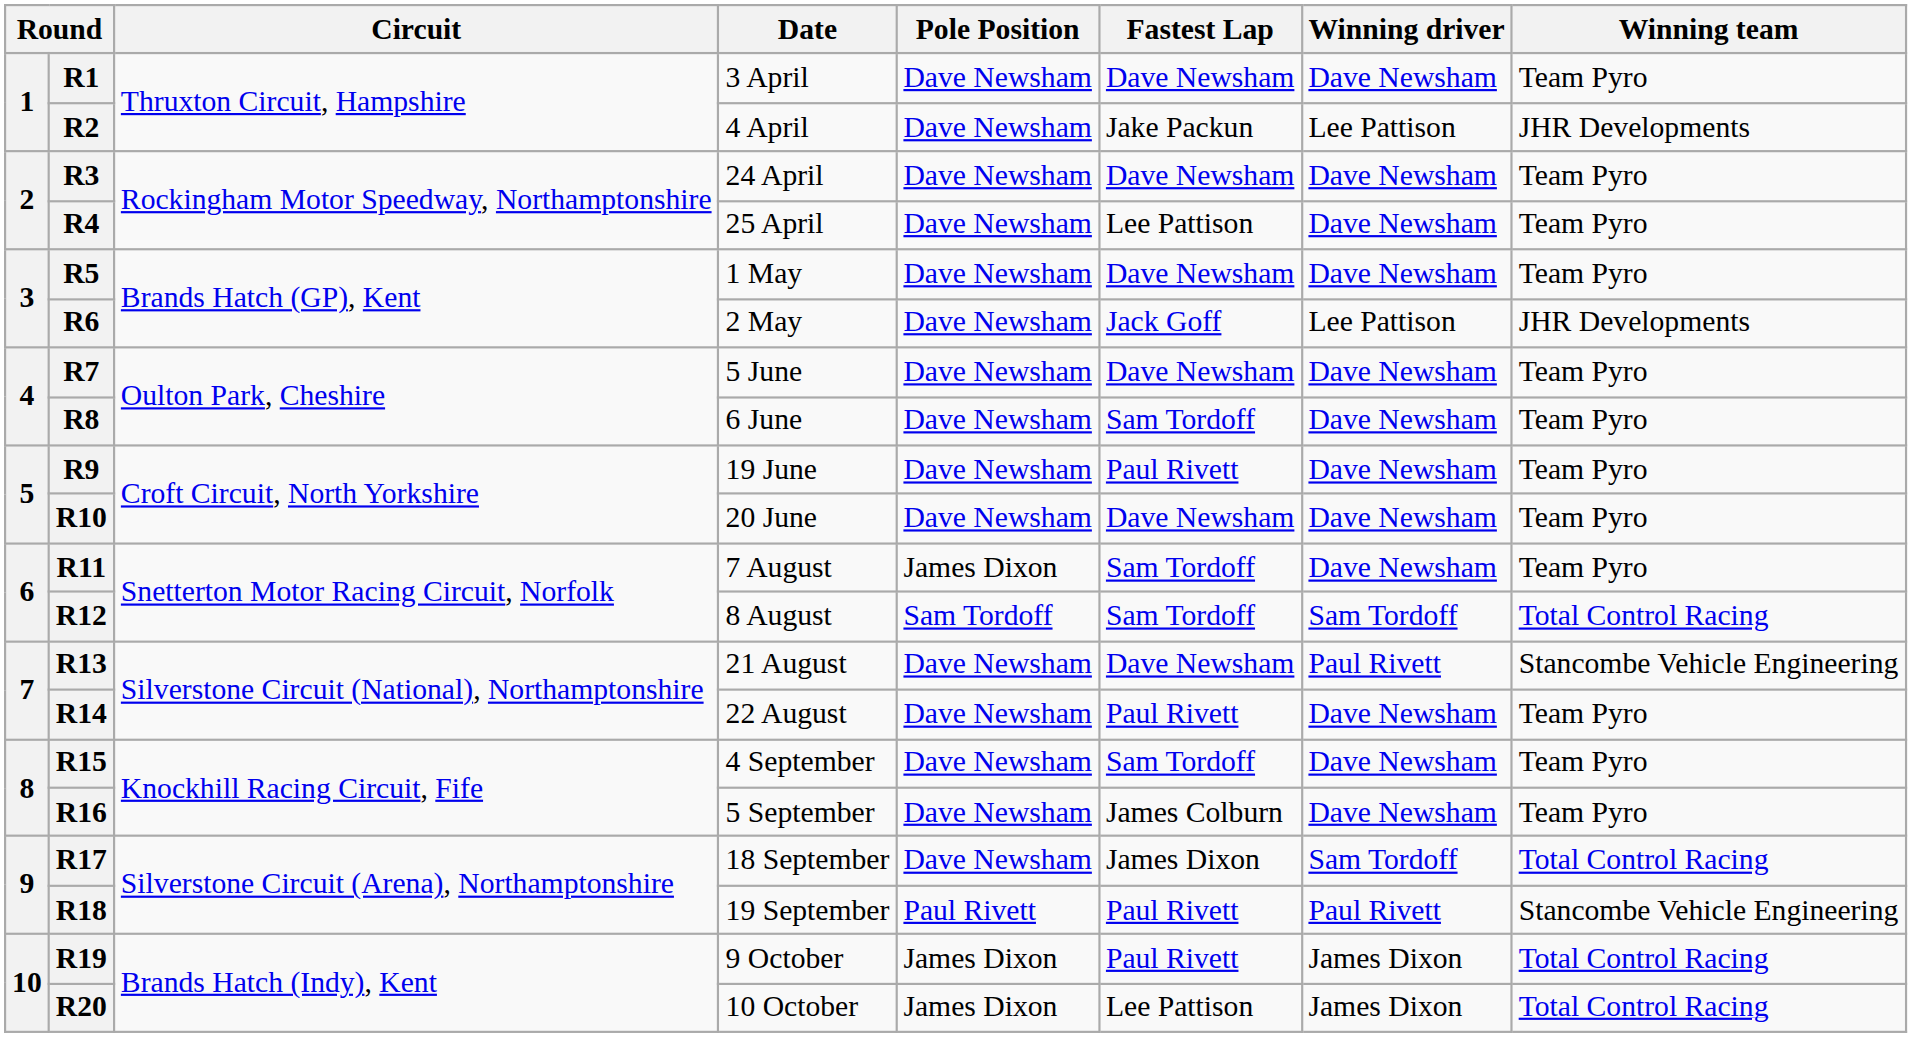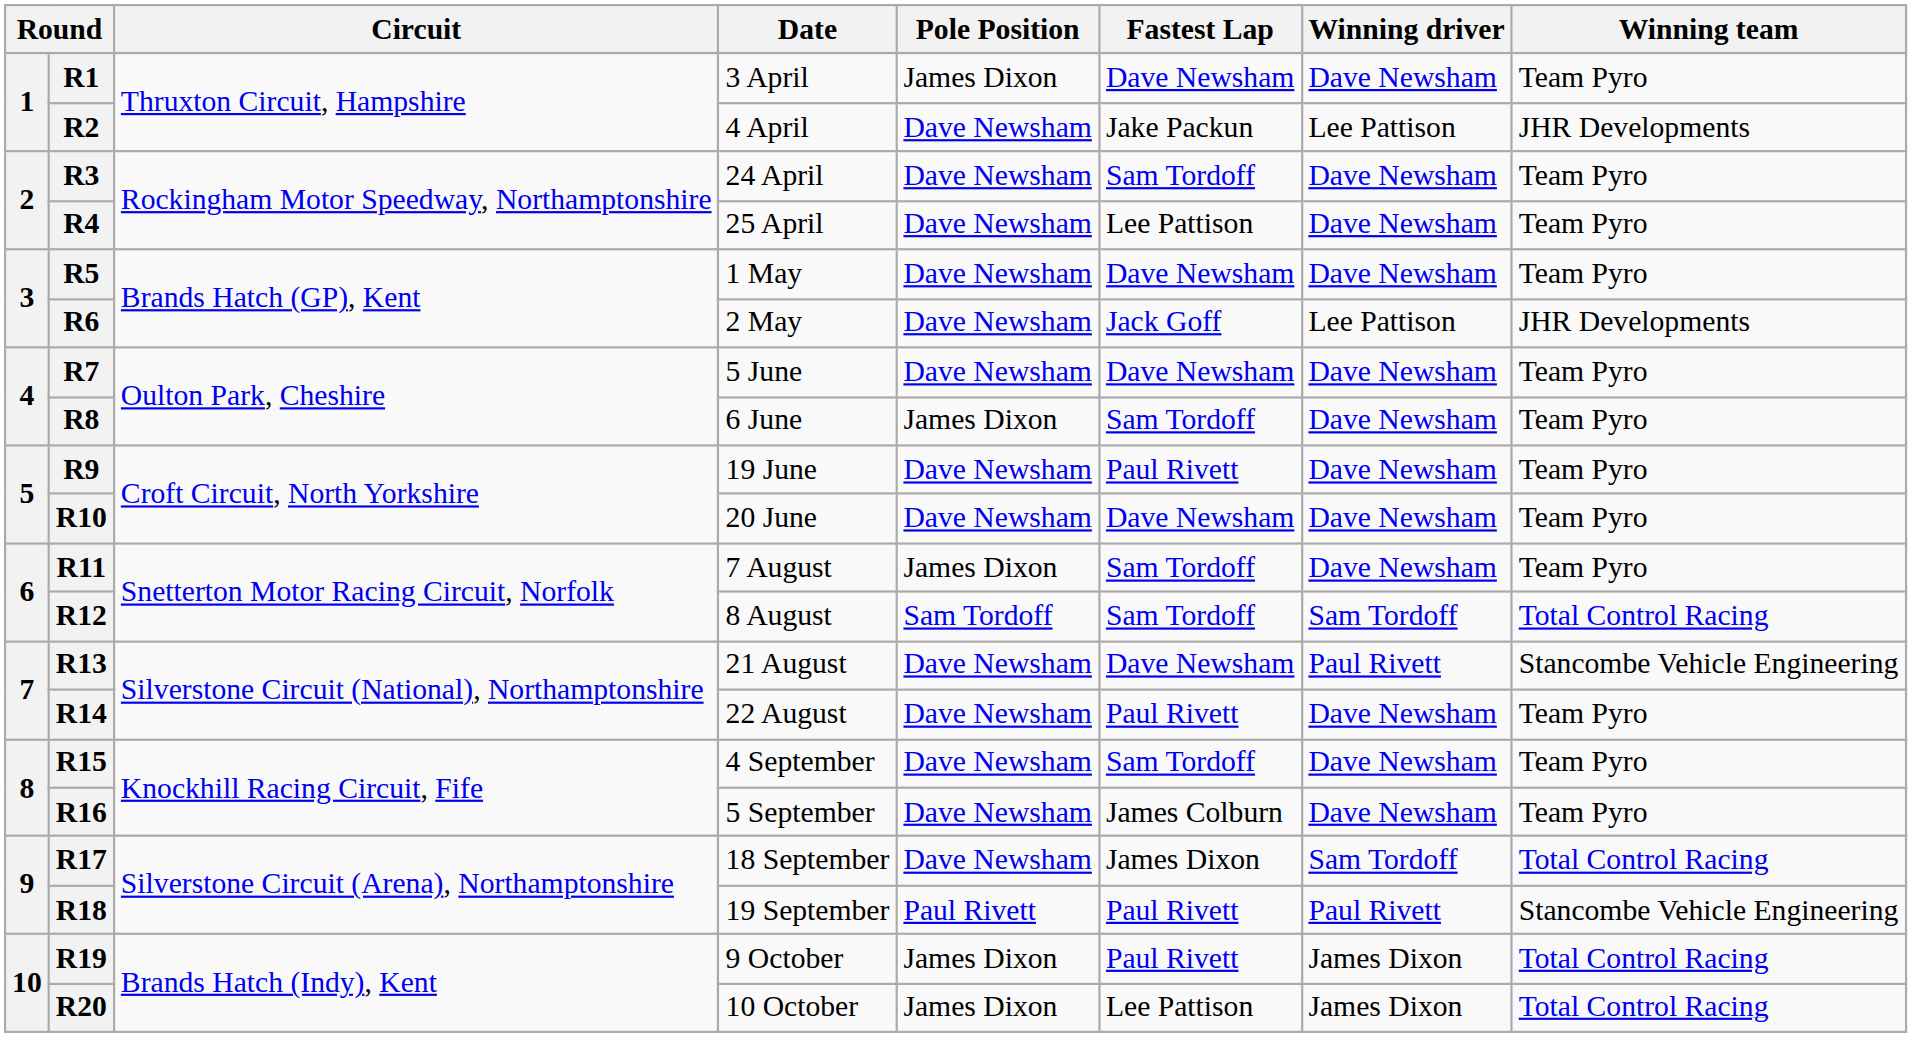(998, 77) Dave Newsham -> (980, 77) James Dixon
(1200, 175) Dave Newsham -> (1180, 175) Sam Tordoff
(998, 419) Dave Newsham -> (980, 419) James Dixon
